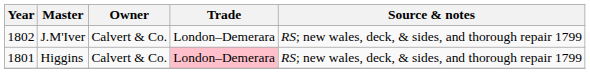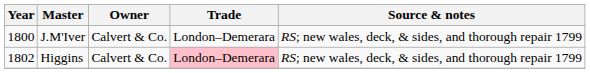(21, 36) 1802 -> (21, 36) 1800
(21, 57) 1801 -> (21, 57) 1802
